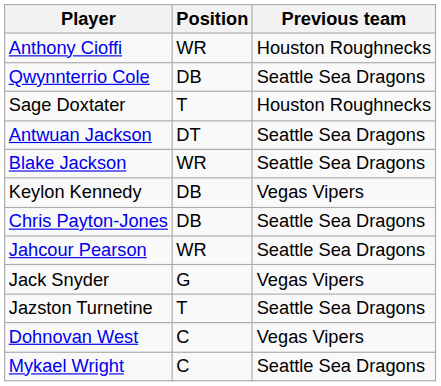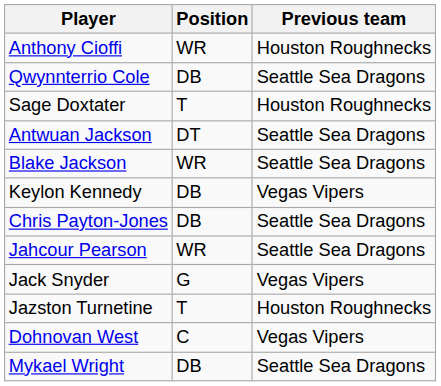(341, 308) Seattle Sea Dragons -> (344, 308) Houston Roughnecks
(183, 366) C -> (189, 366) DB
